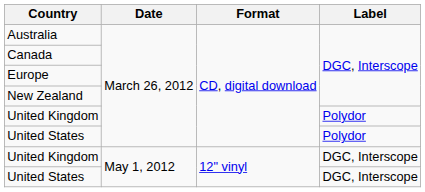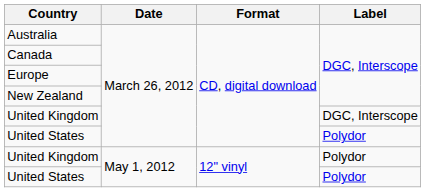(344, 116) Polydor -> (370, 116) DGC, Interscope
(370, 156) DGC, Interscope -> (344, 156) Polydor
(370, 177) DGC, Interscope -> (344, 177) Polydor
